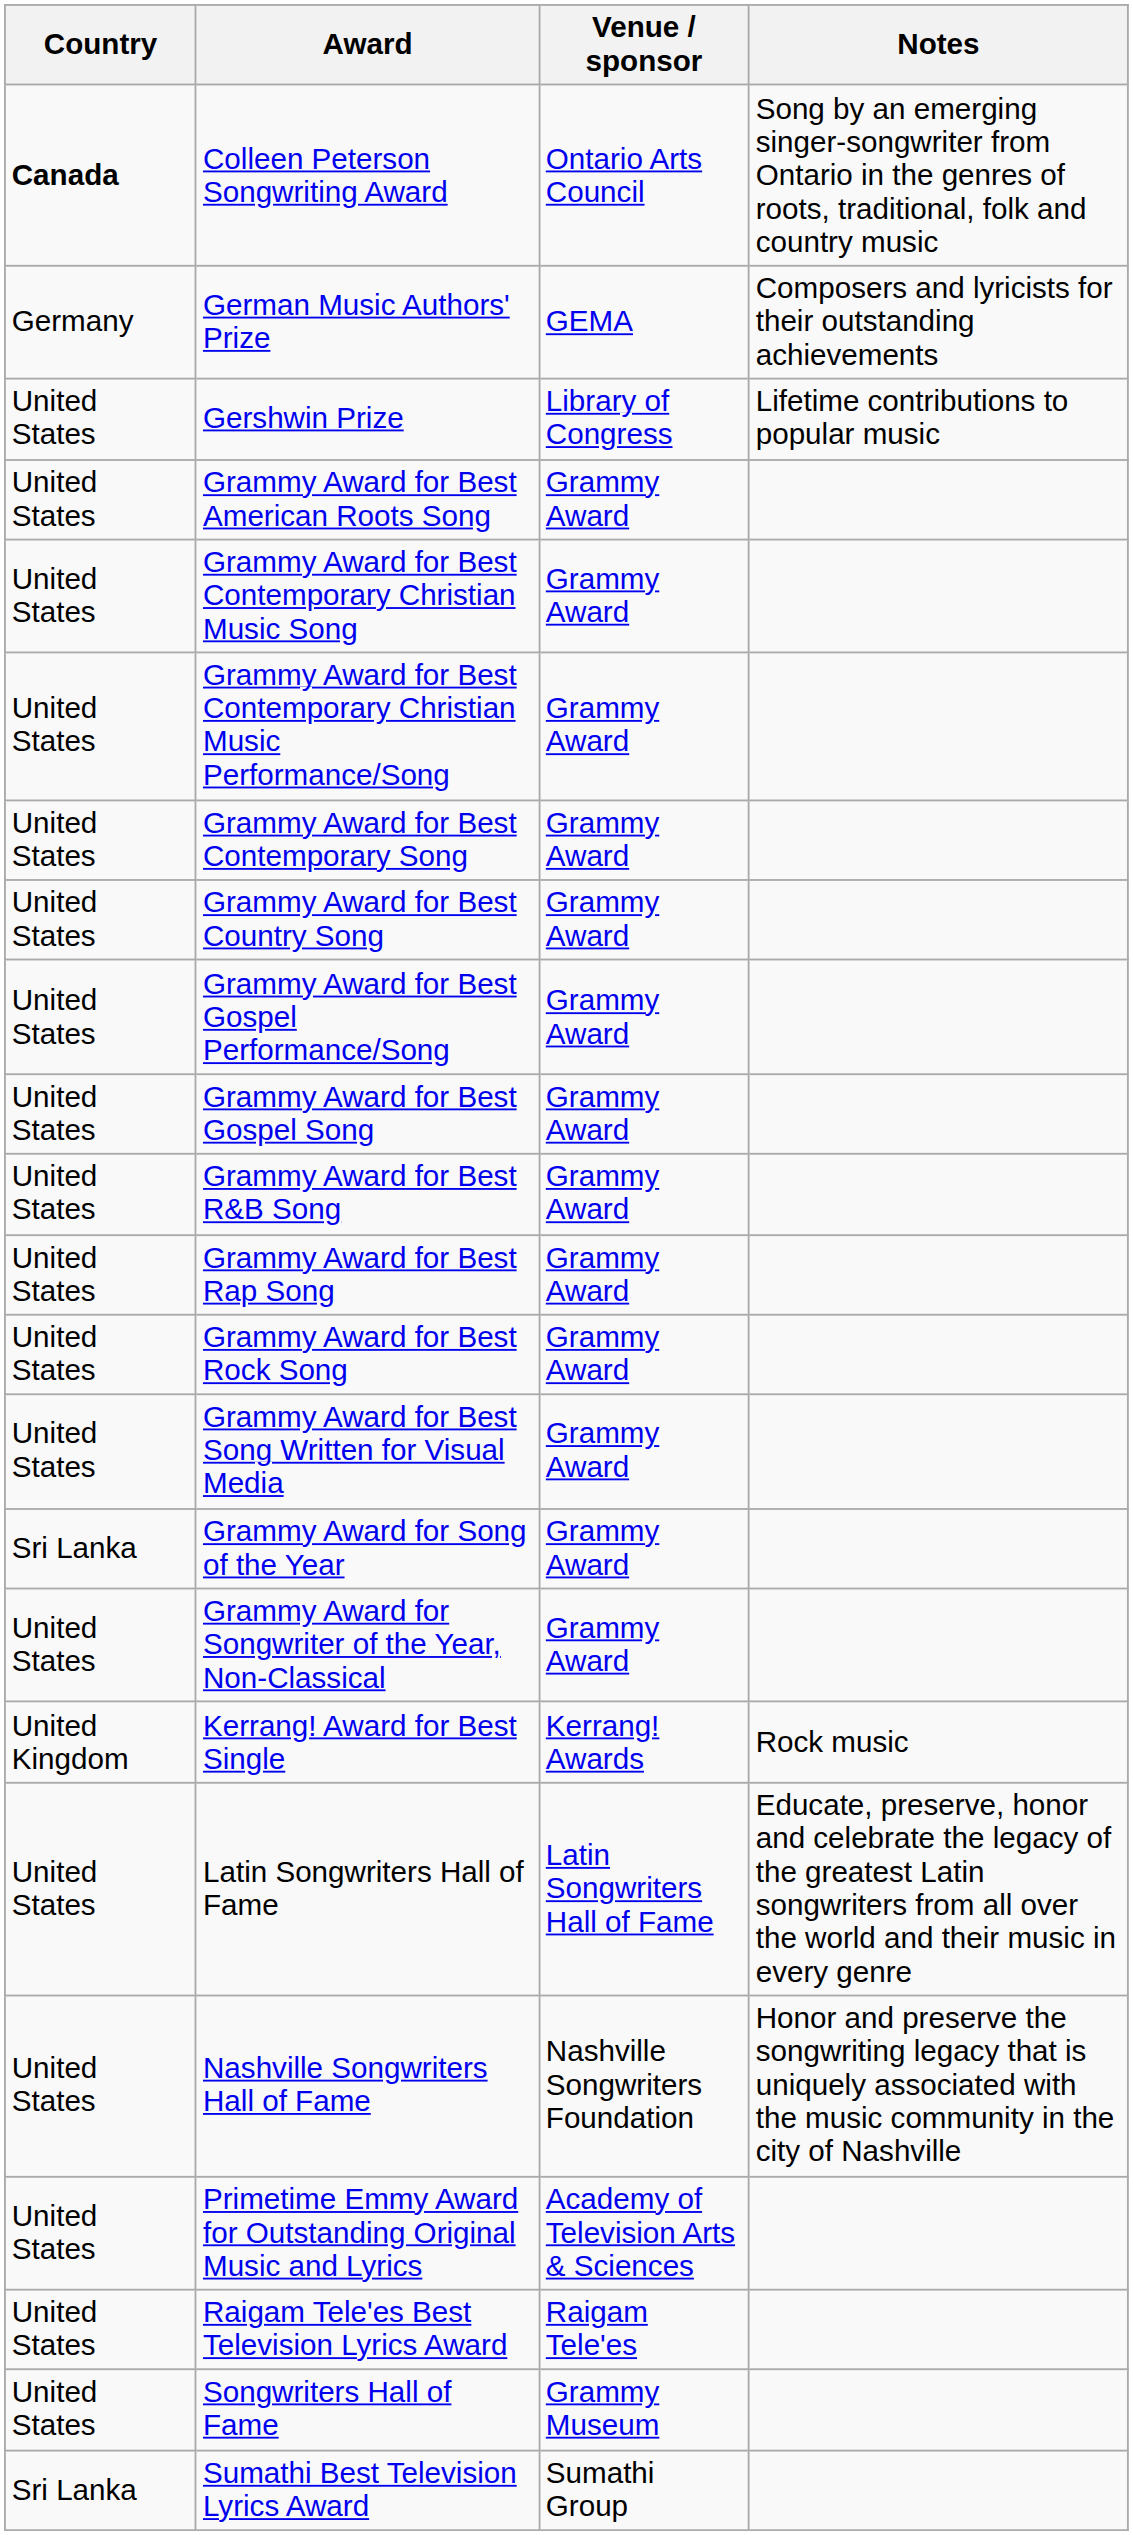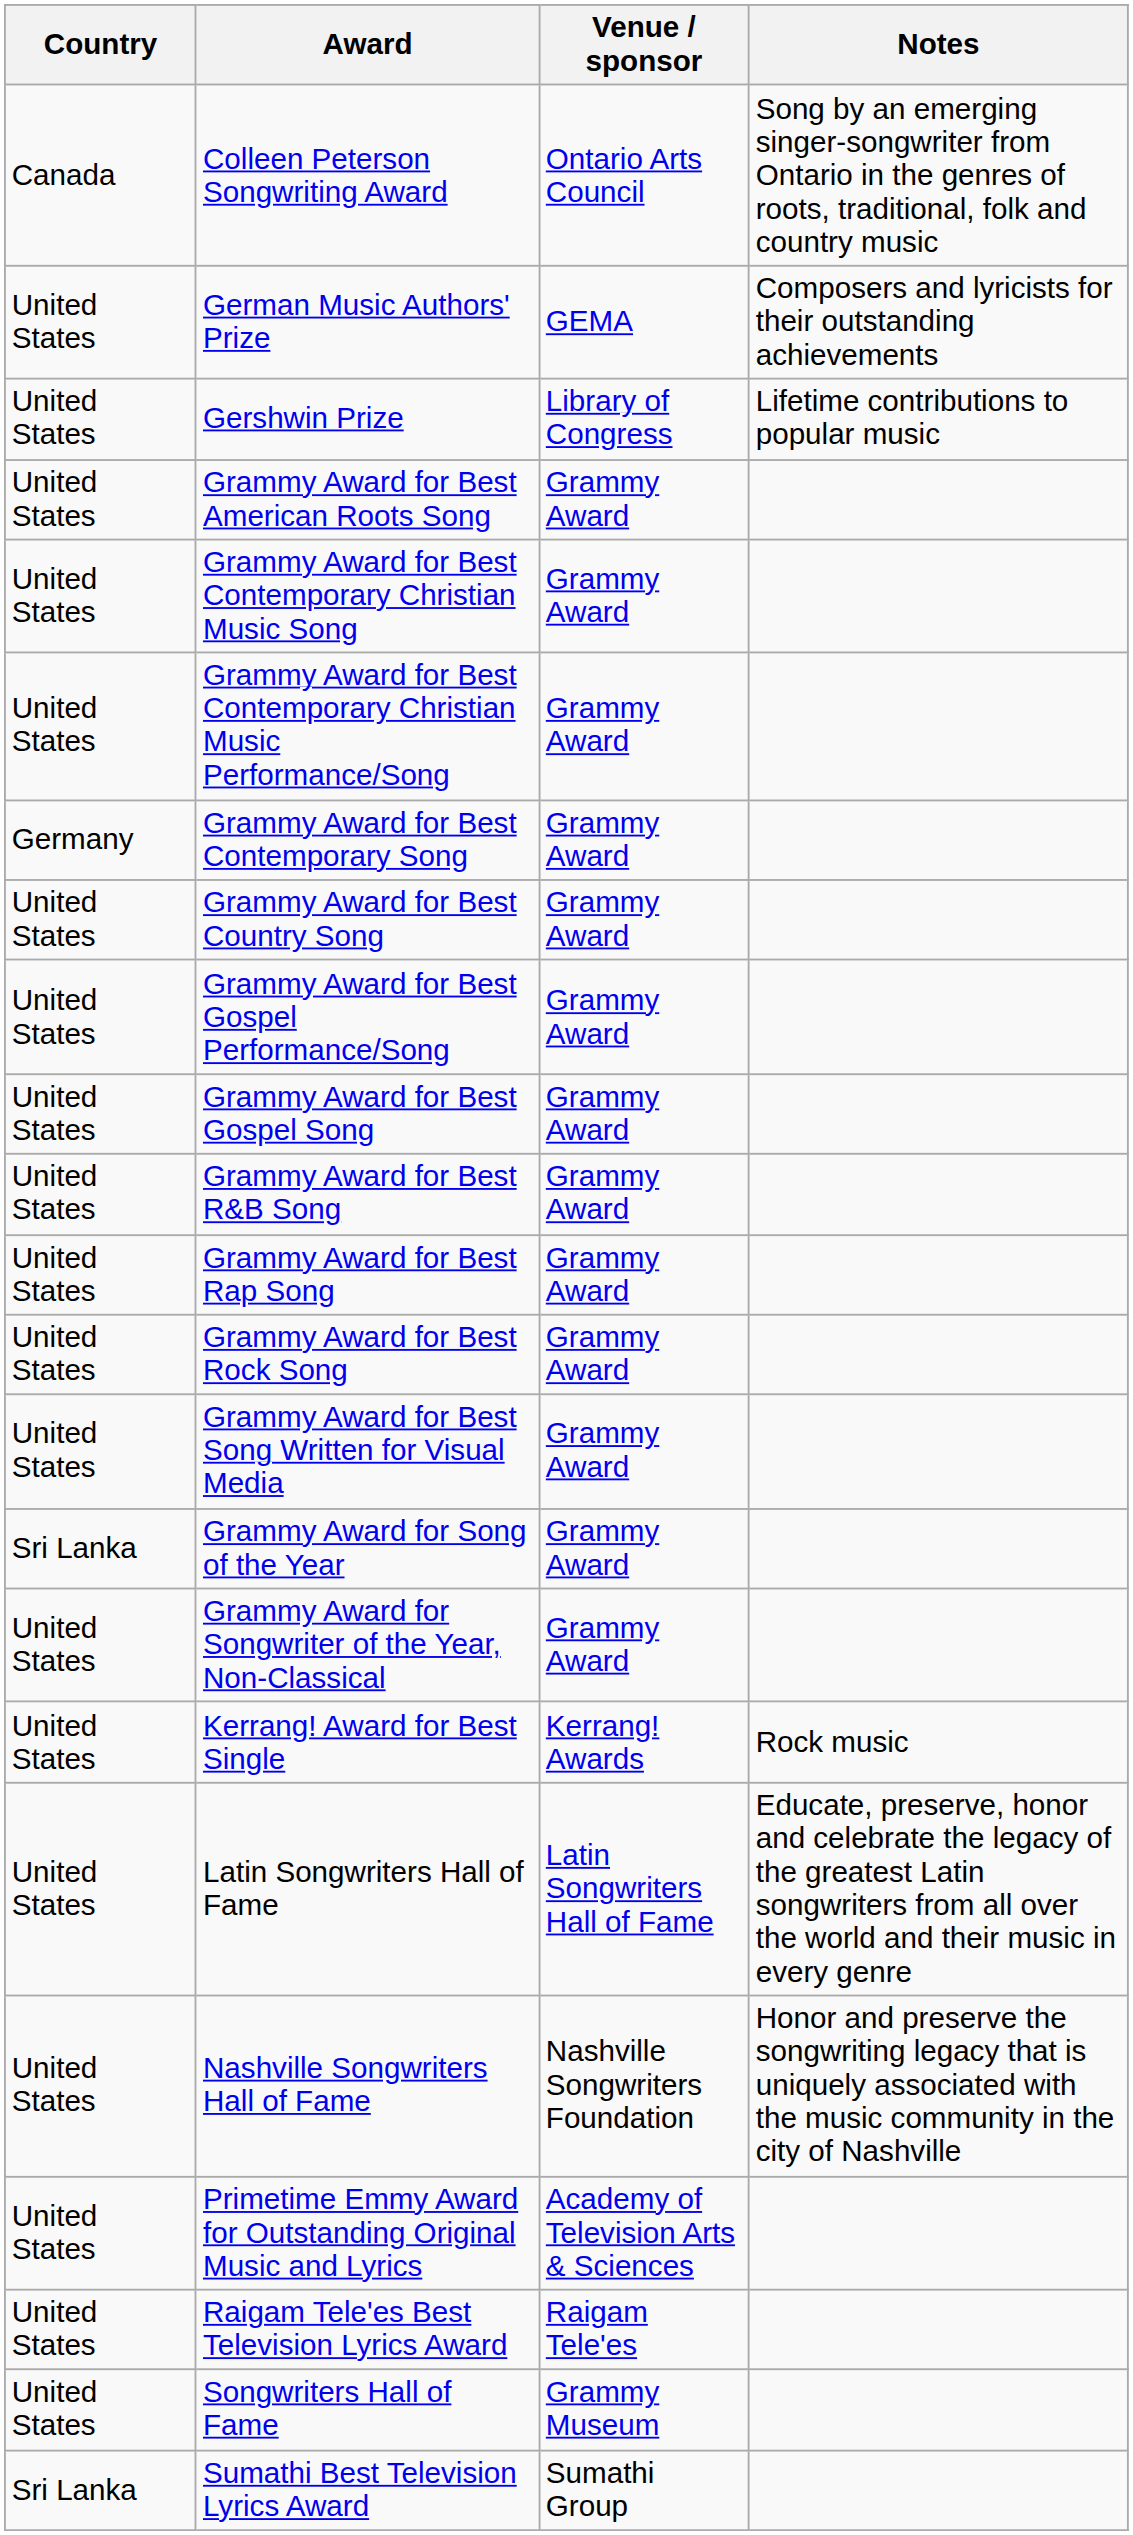(65, 174) bold -> (64, 174) normal
(73, 321) Germany -> (55, 321) United States
(55, 839) United States -> (73, 839) Germany
(70, 1741) United Kingdom -> (55, 1741) United States
